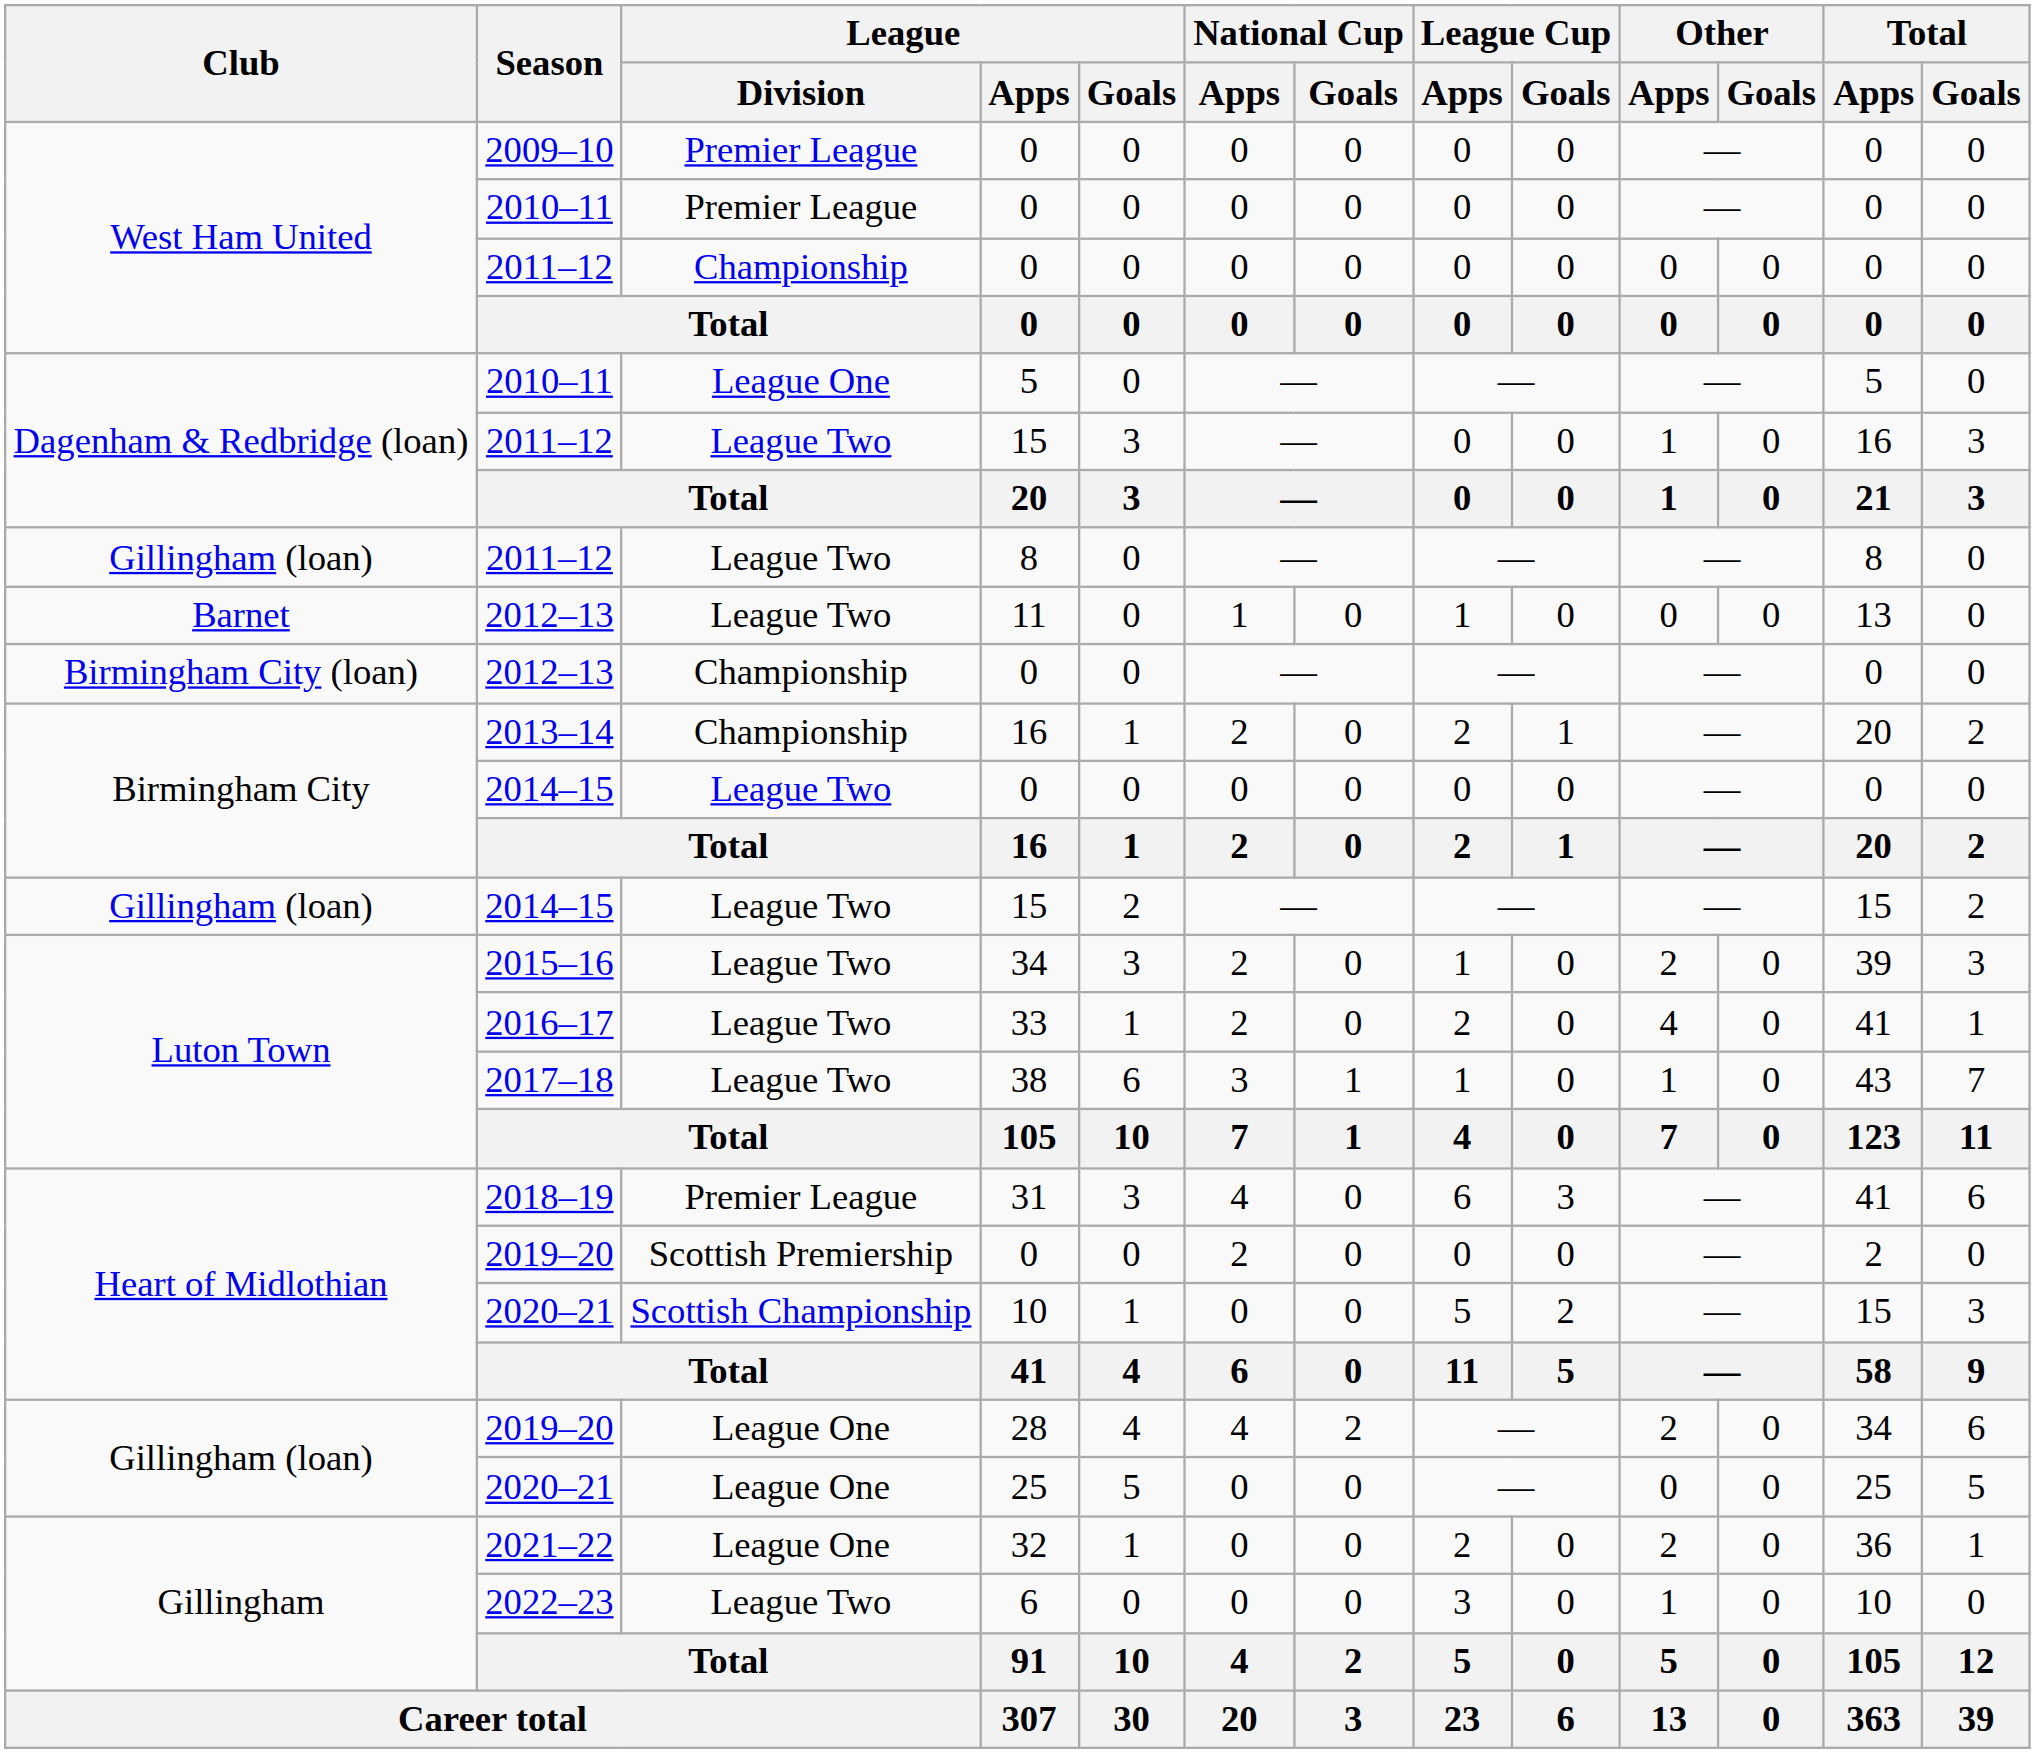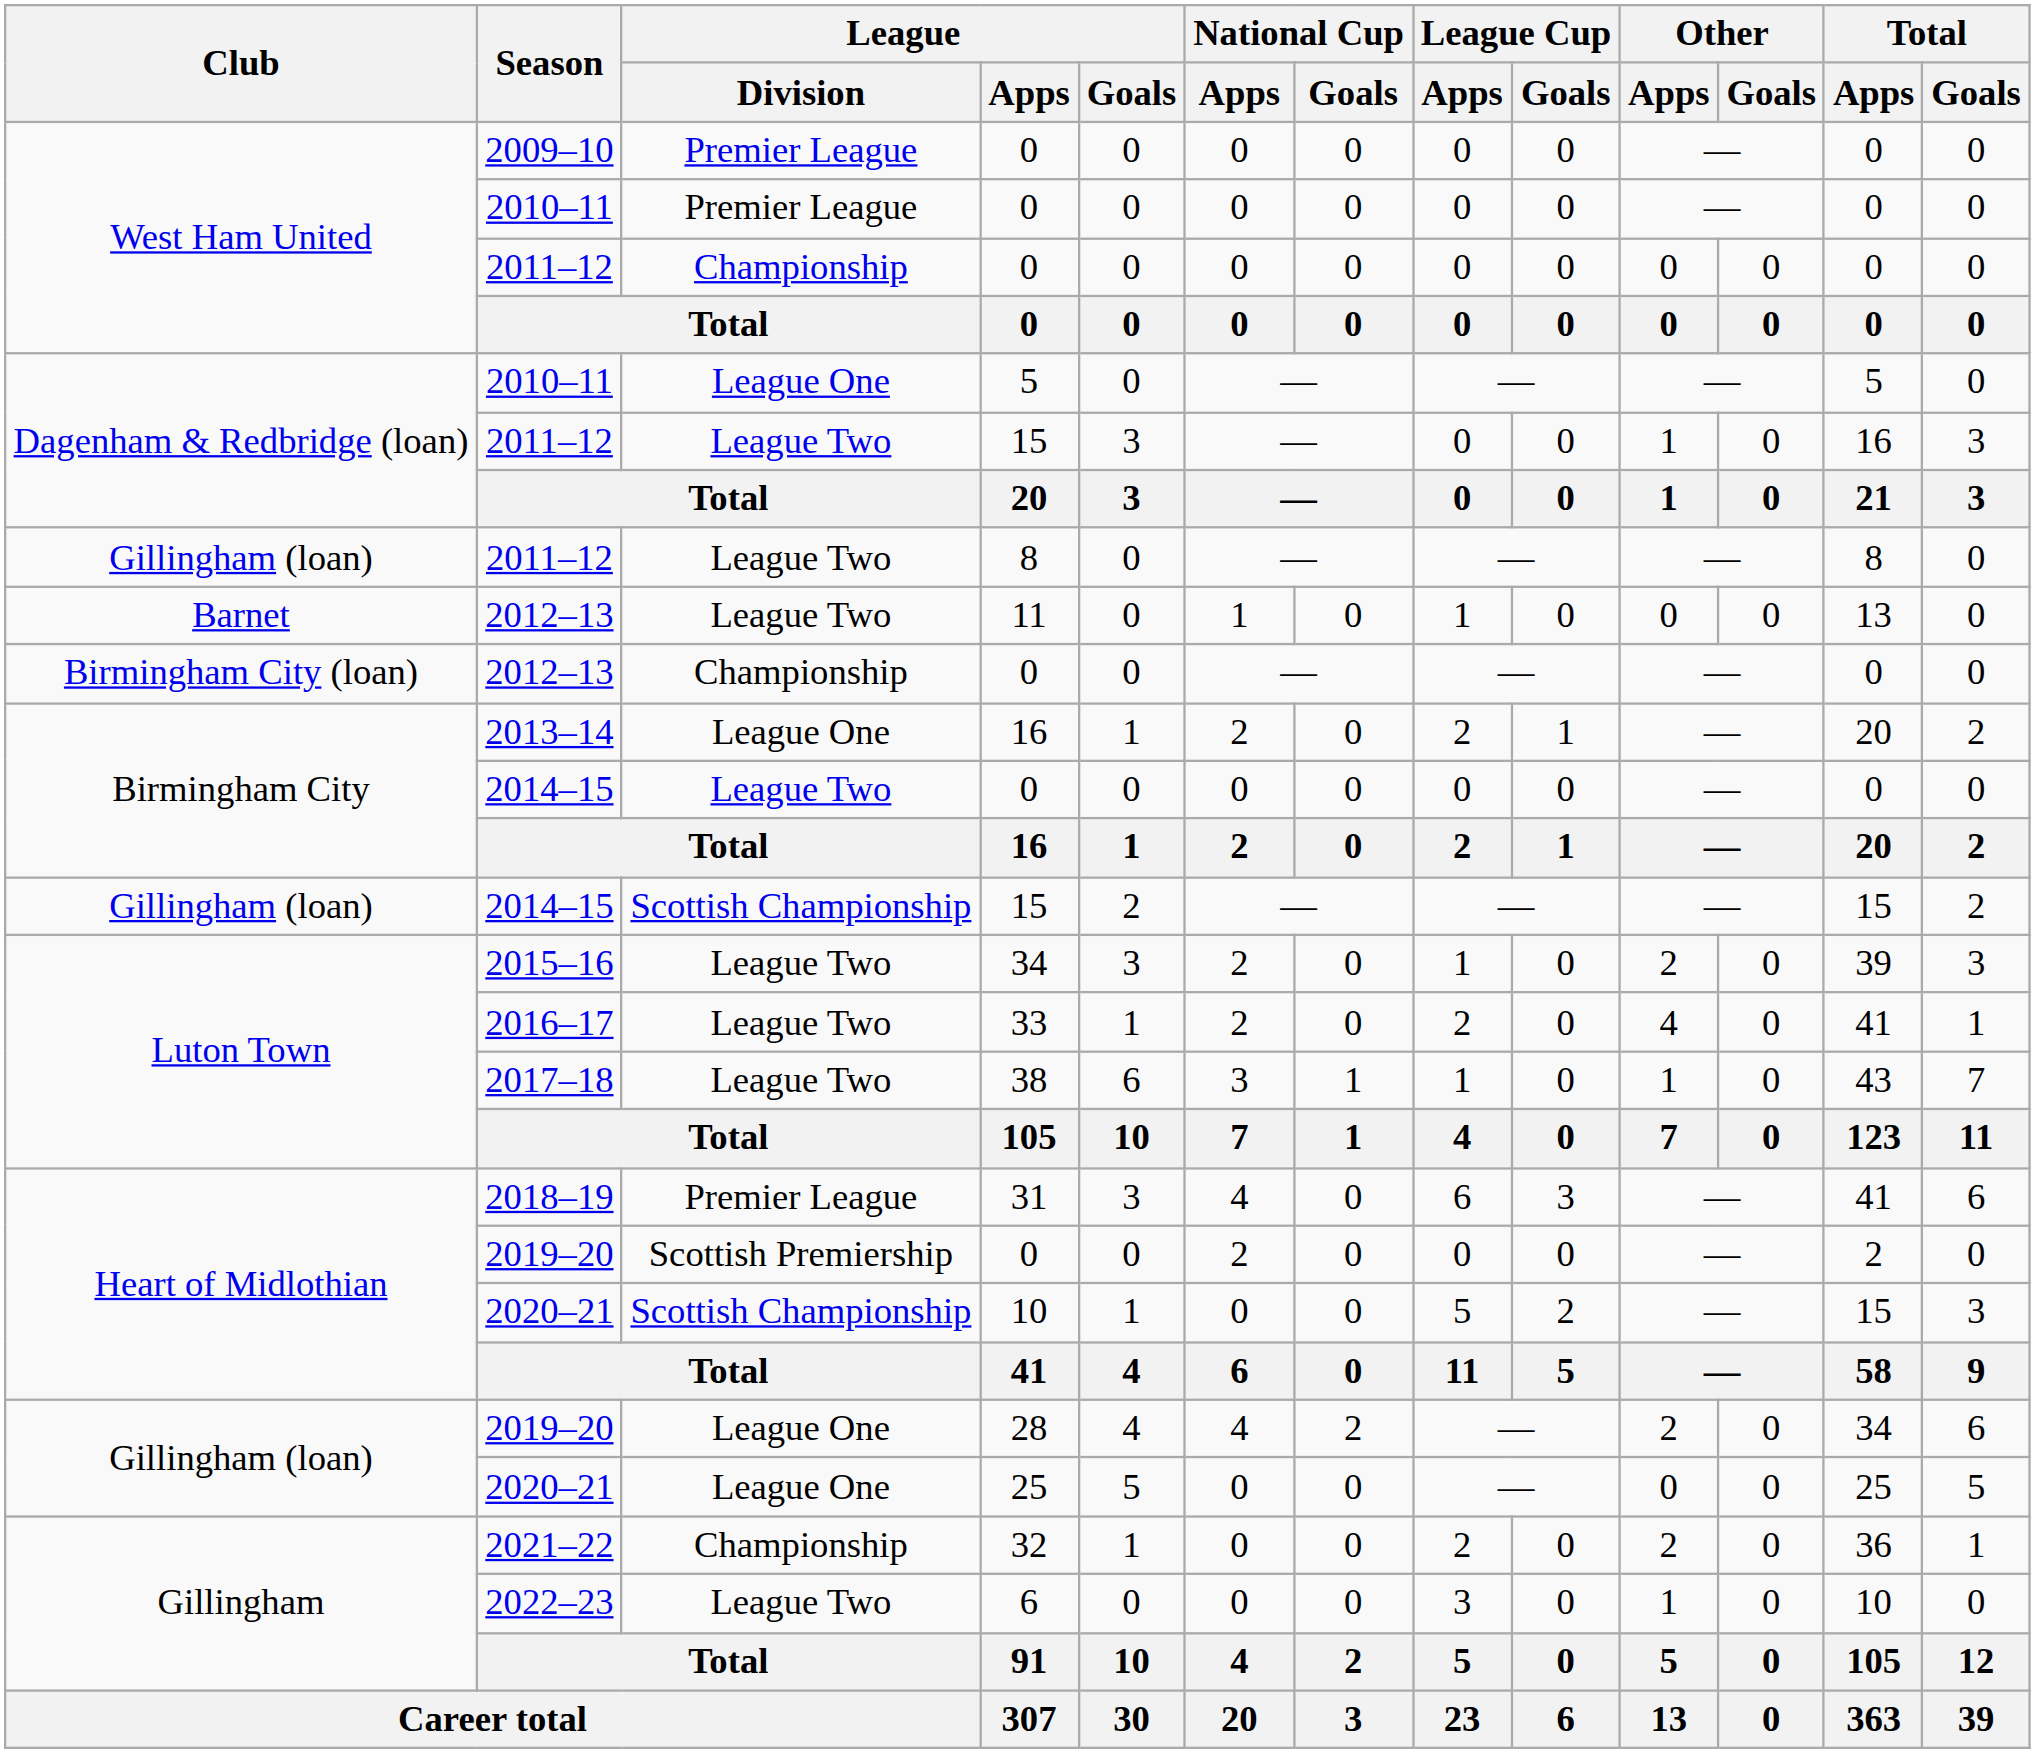(801, 730) Championship -> (801, 730) League One
(801, 905) League Two -> (801, 905) Scottish Championship
(801, 1544) League One -> (801, 1544) Championship
